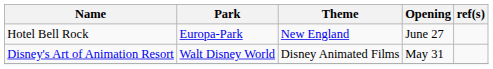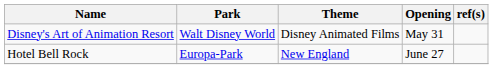rows swapped: (91, 53) <-> (48, 34)
